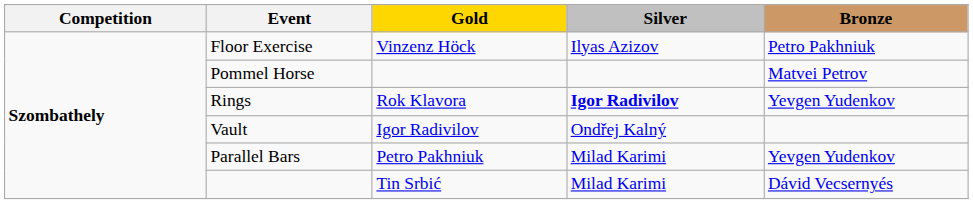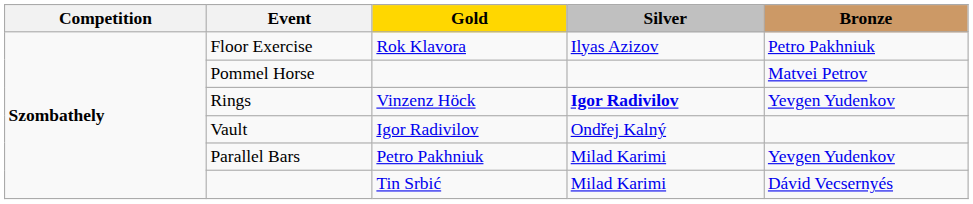(426, 45) Vinzenz Höck -> (421, 45) Rok Klavora
(421, 101) Rok Klavora -> (426, 101) Vinzenz Höck
